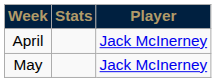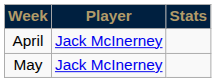columns swapped: (153, 16) <-> (74, 16)
